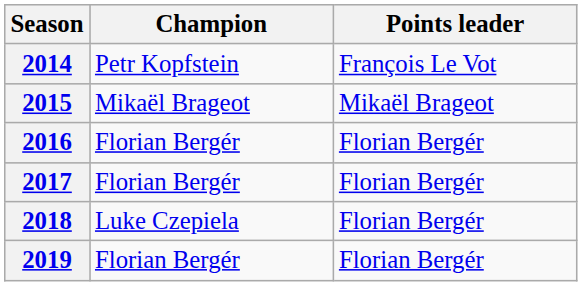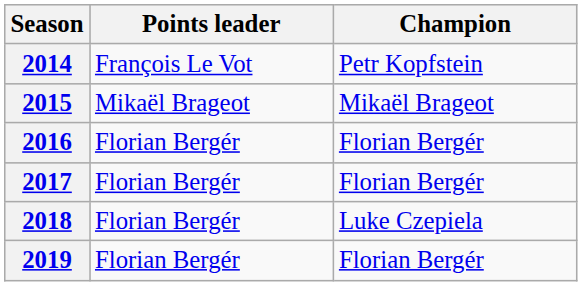columns swapped: (211, 24) <-> (455, 24)
